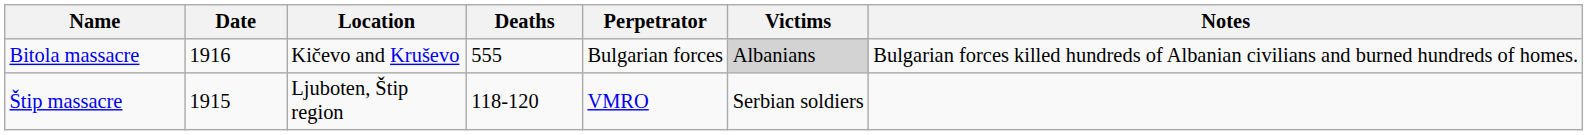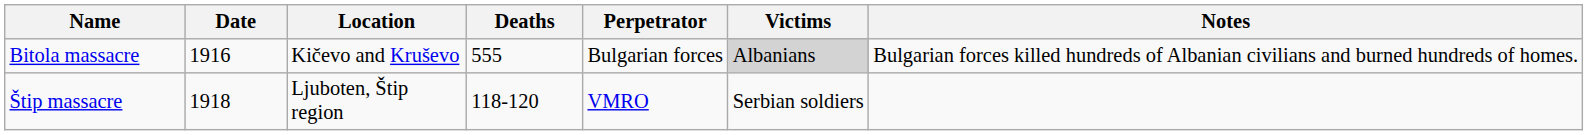(210, 101) 1915 -> (210, 101) 1918
